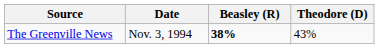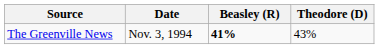(223, 33) 38% -> (223, 33) 41%
